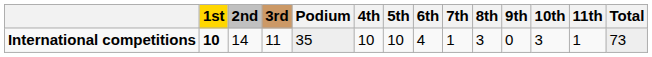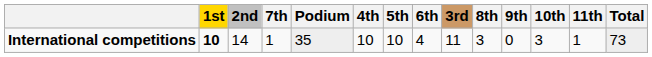columns swapped: (277, 16) <-> (457, 16)
